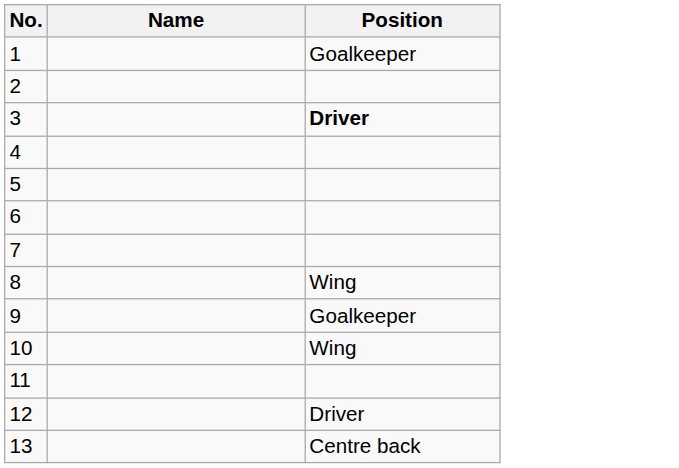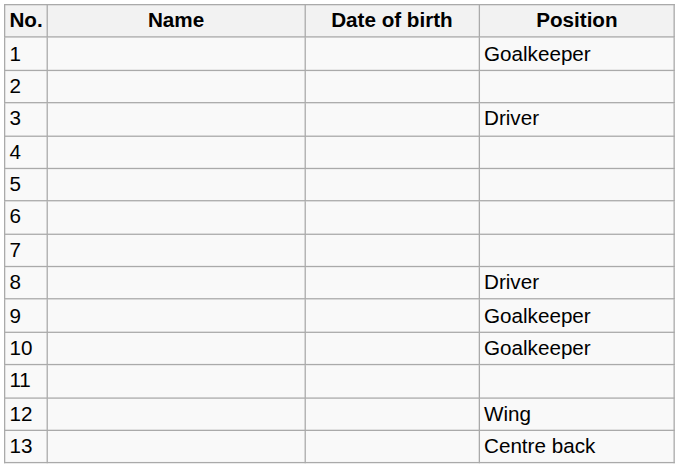+ column: (392, 20)
(339, 119) bold -> (512, 119) normal
(333, 282) Wing -> (512, 282) Driver
(333, 348) Wing -> (537, 348) Goalkeeper
(337, 413) Driver -> (508, 413) Wing
